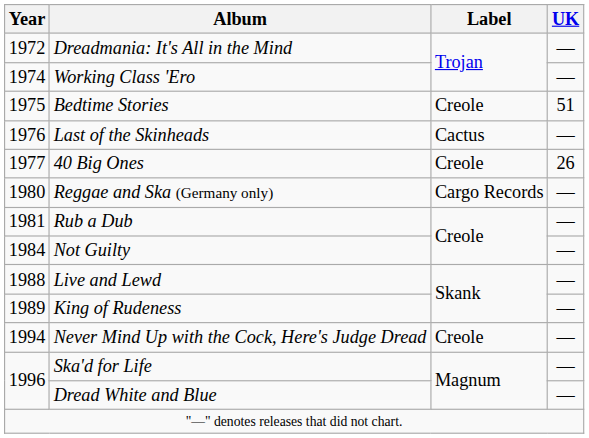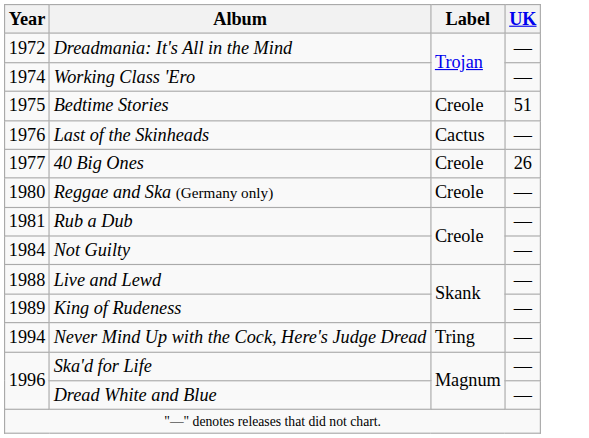(489, 192) Cargo Records -> (459, 192) Creole
(459, 337) Creole -> (455, 337) Tring
